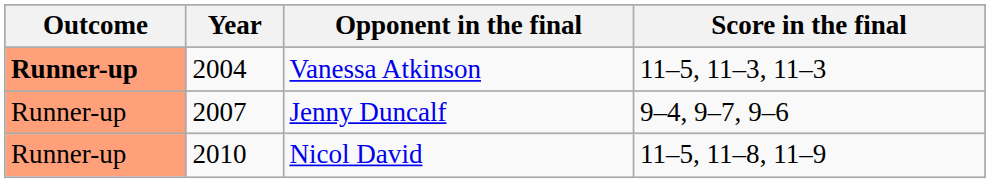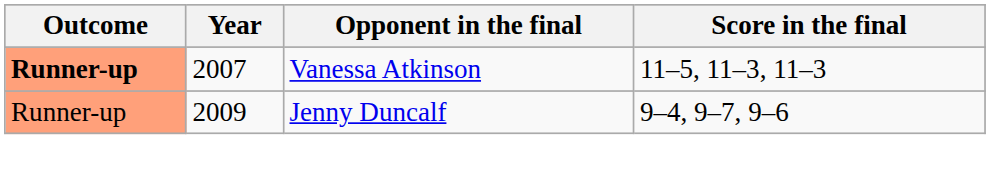(220, 68) 2004 -> (220, 68) 2007
(220, 111) 2007 -> (220, 111) 2009
- row: (356, 154)
